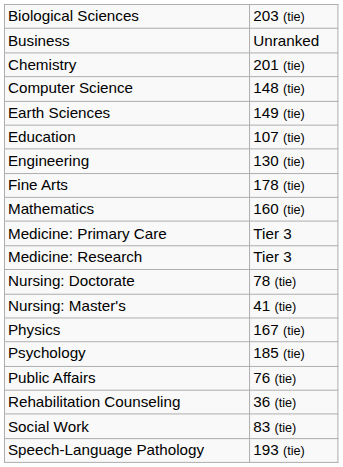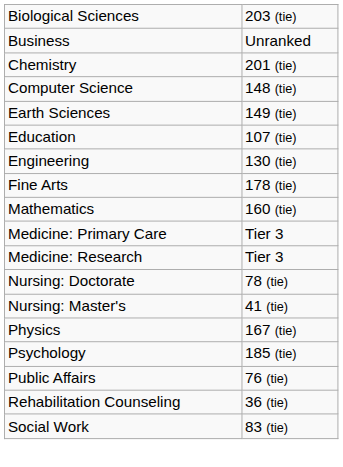- row: (106, 450)
